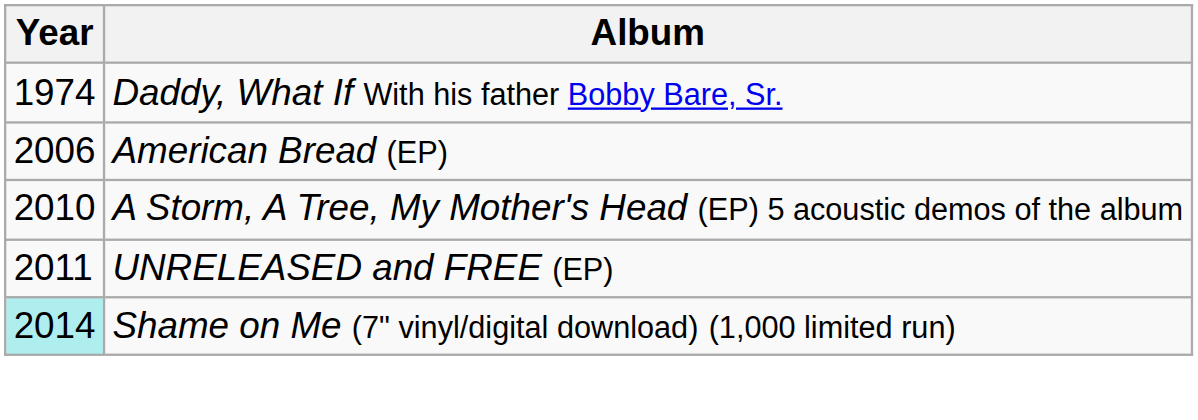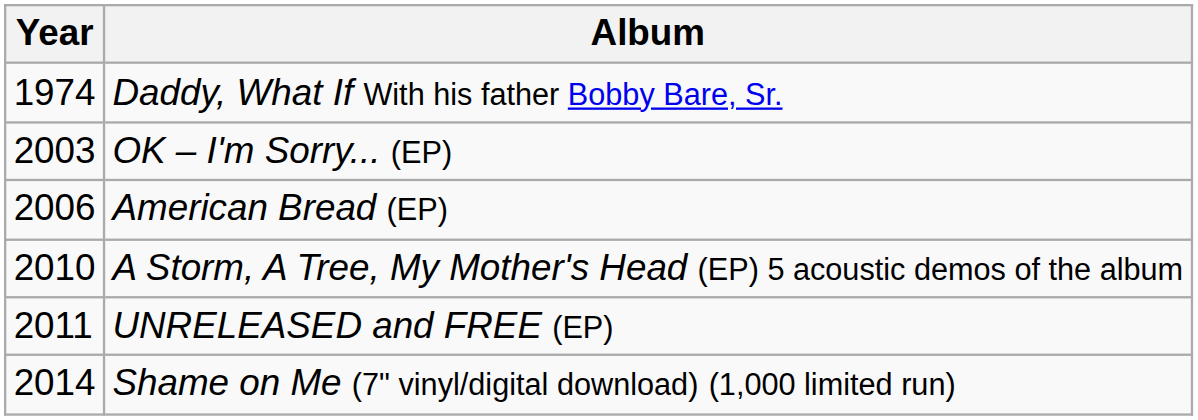+ row: (282, 150)
(55, 325) paleturquoise background -> (55, 383) no background
